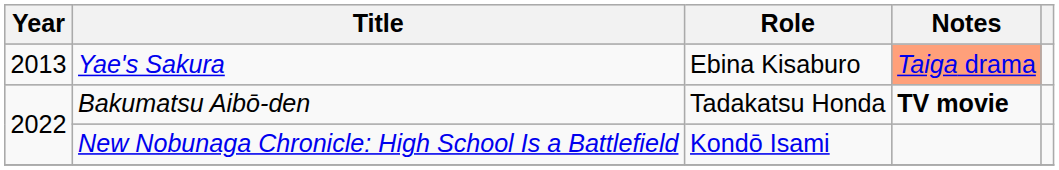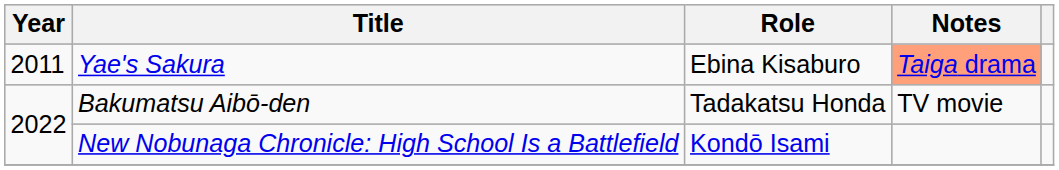(39, 64) 2013 -> (38, 64) 2011
(953, 104) bold -> (950, 104) normal
